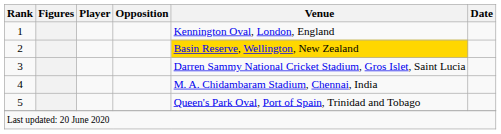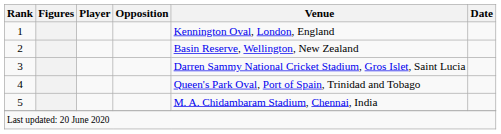(266, 48) gold background -> (266, 48) no background
(276, 84) M. A. Chidambaram Stadium, Chennai, India -> (297, 84) Queen's Park Oval, Port of Spain, Trinidad and Tobago
(297, 102) Queen's Park Oval, Port of Spain, Trinidad and Tobago -> (276, 102) M. A. Chidambaram Stadium, Chennai, India
